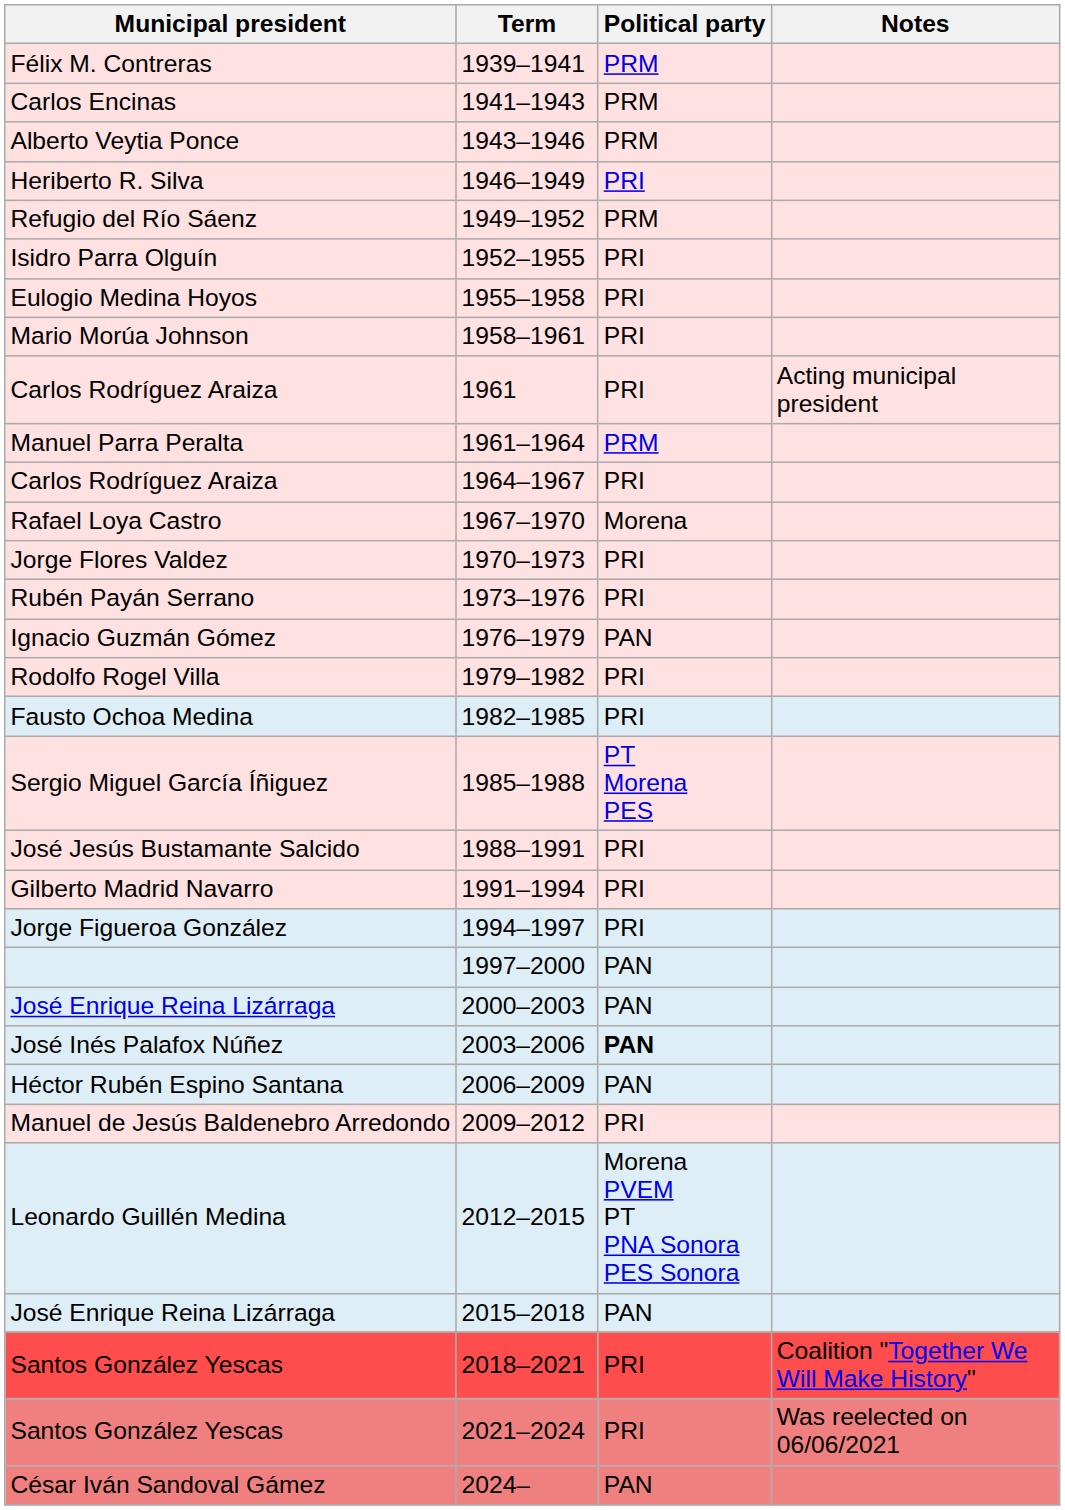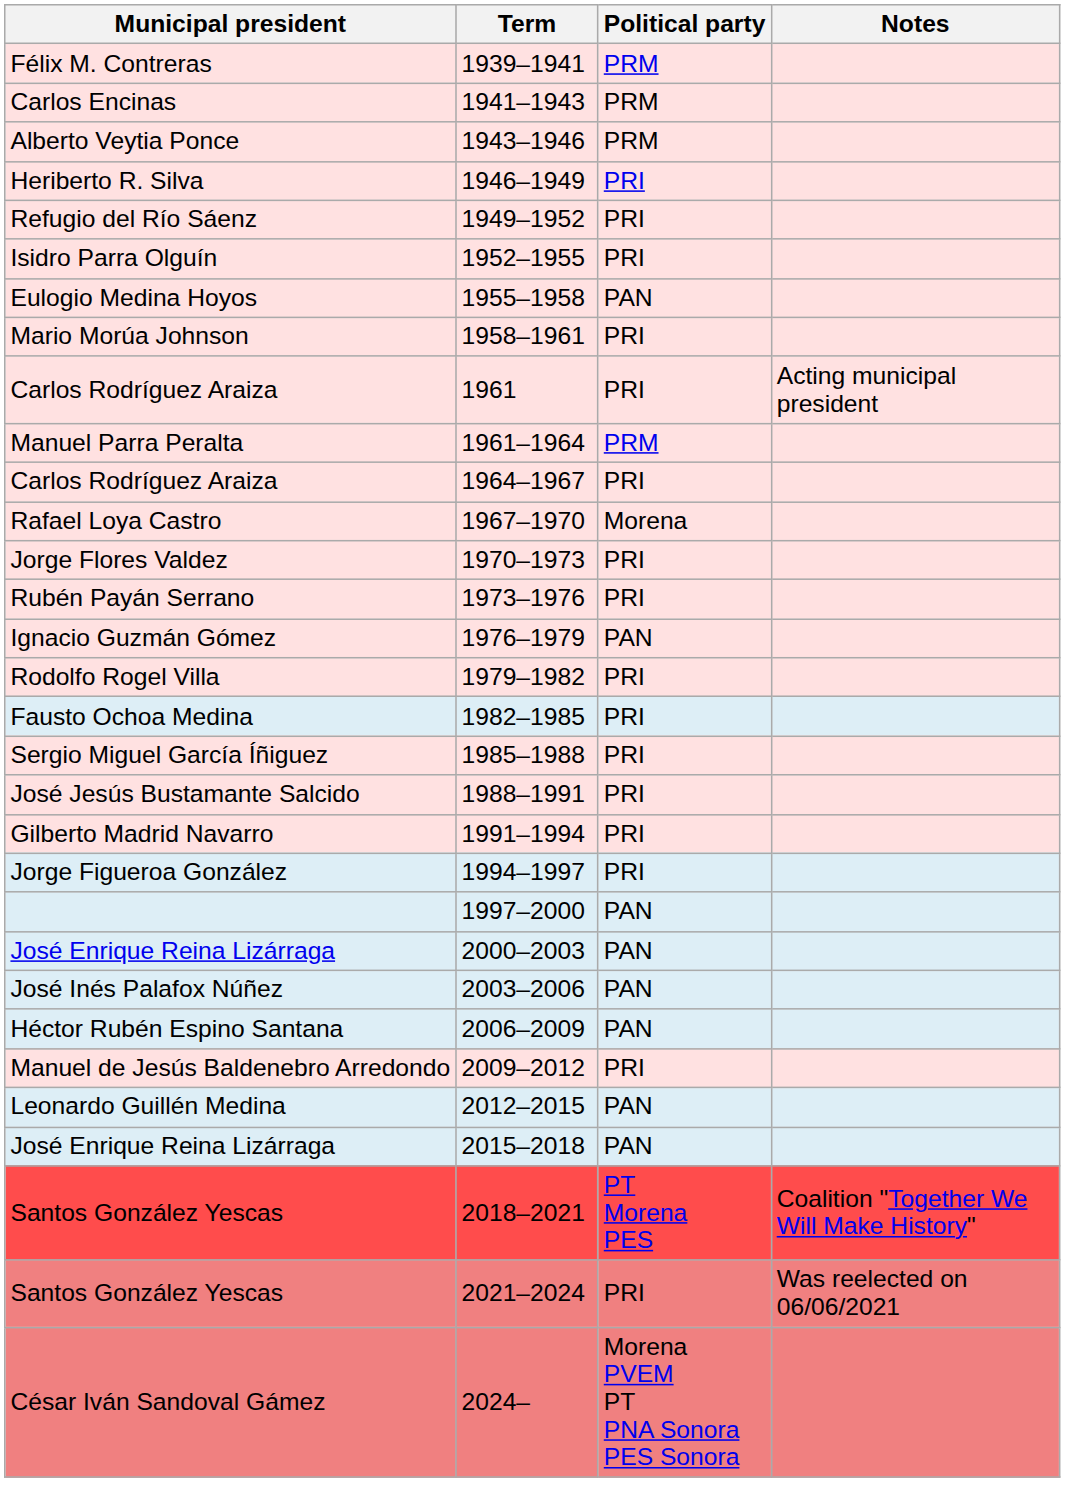(631, 219) PRM -> (624, 219) PRI
(624, 297) PRI -> (628, 297) PAN
(646, 782) PT Morena PES -> (624, 755) PRI
(629, 1045) bold -> (628, 989) normal
(672, 1217) Morena PVEM PT PNA Sonora PES Sonora -> (628, 1106) PAN
(624, 1365) PRI -> (646, 1212) PT Morena PES
(628, 1484) PAN -> (672, 1401) Morena PVEM PT PNA Sonora PES Sonora
